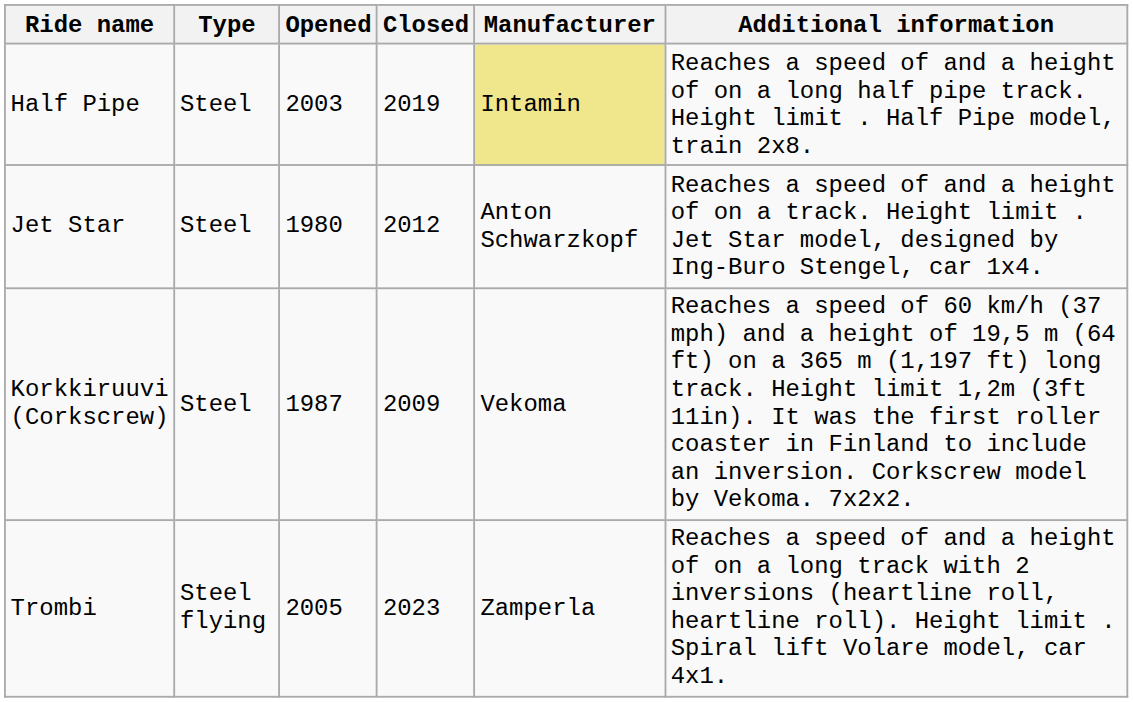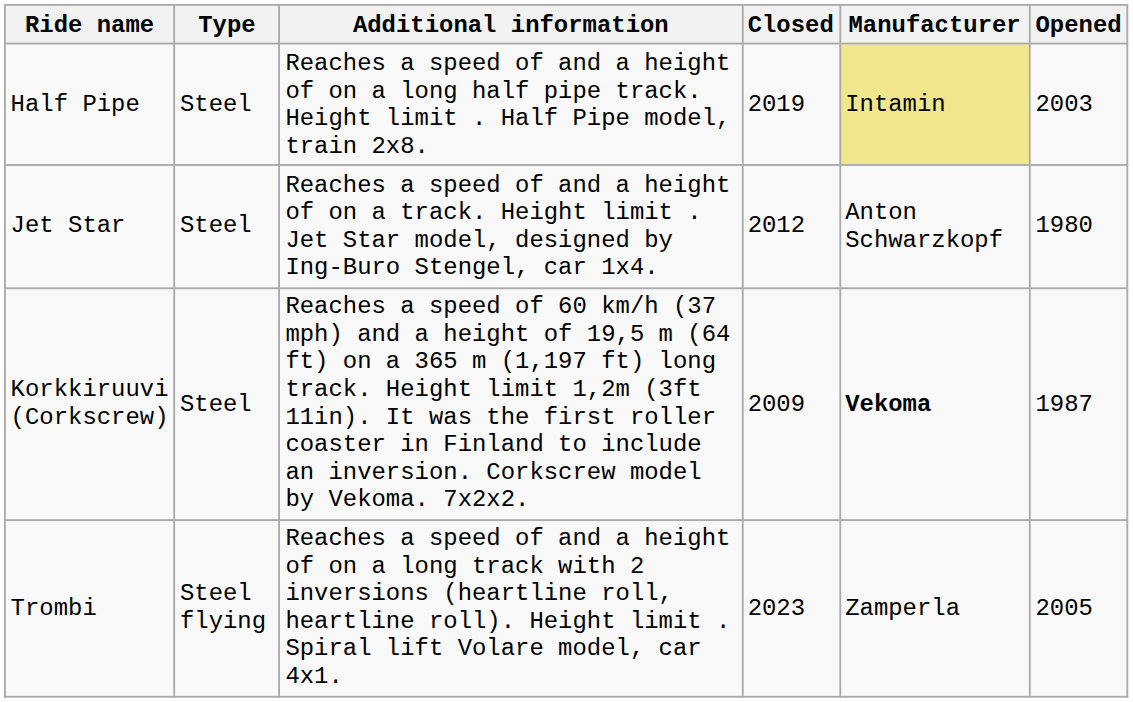columns swapped: (328, 24) <-> (896, 24)
(523, 404) normal -> (888, 404) bold
